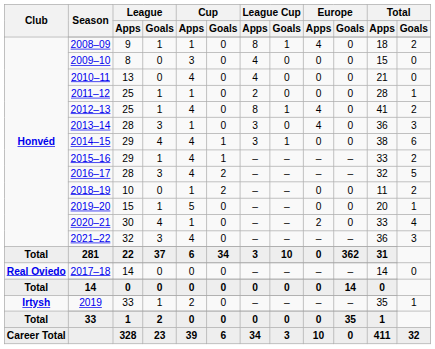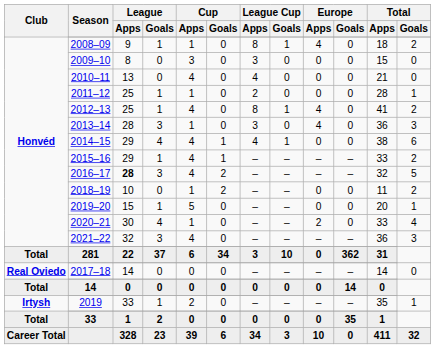(255, 61) 4 -> (255, 61) 3
(255, 142) 3 -> (255, 142) 4
(128, 174) normal -> (128, 174) bold
